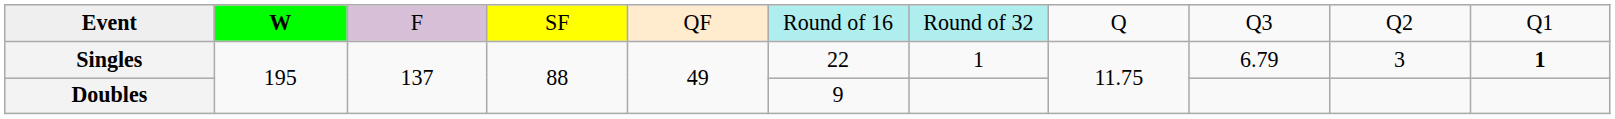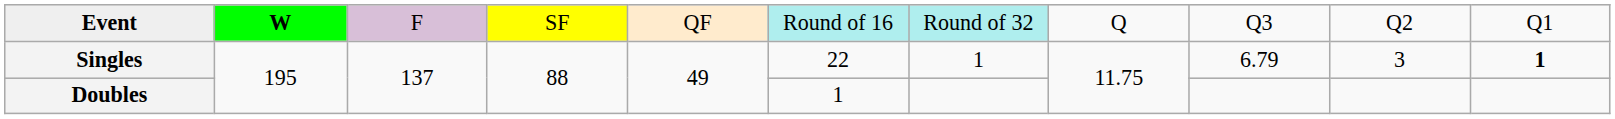(838, 95) 9 -> (838, 95) 1
